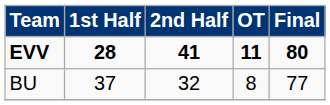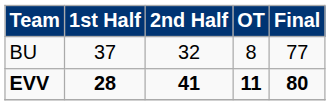rows swapped: (29, 52) <-> (23, 84)
